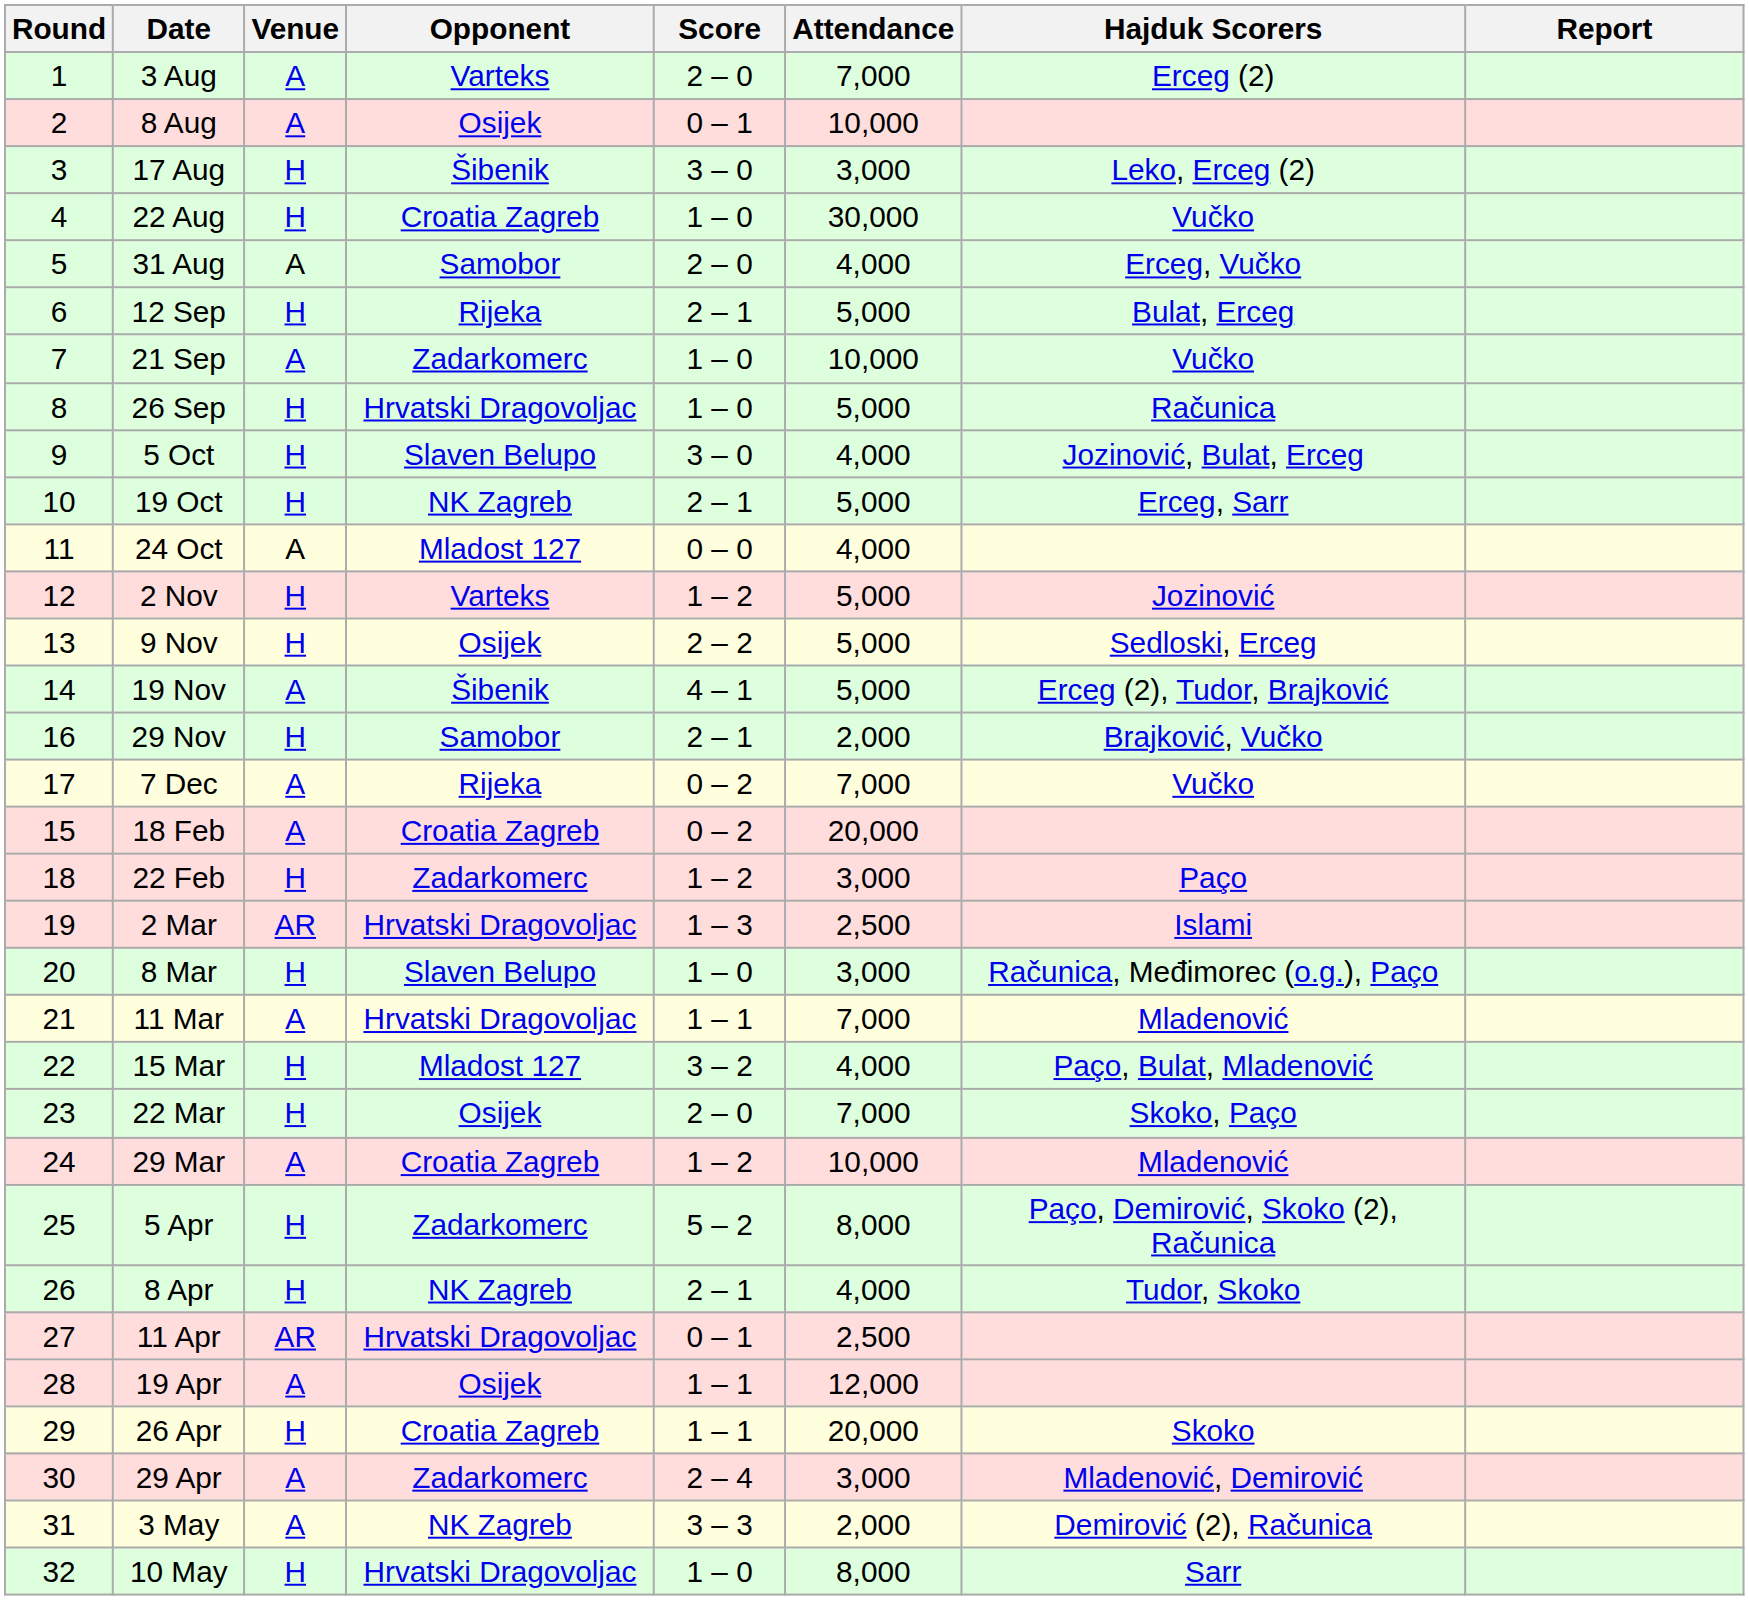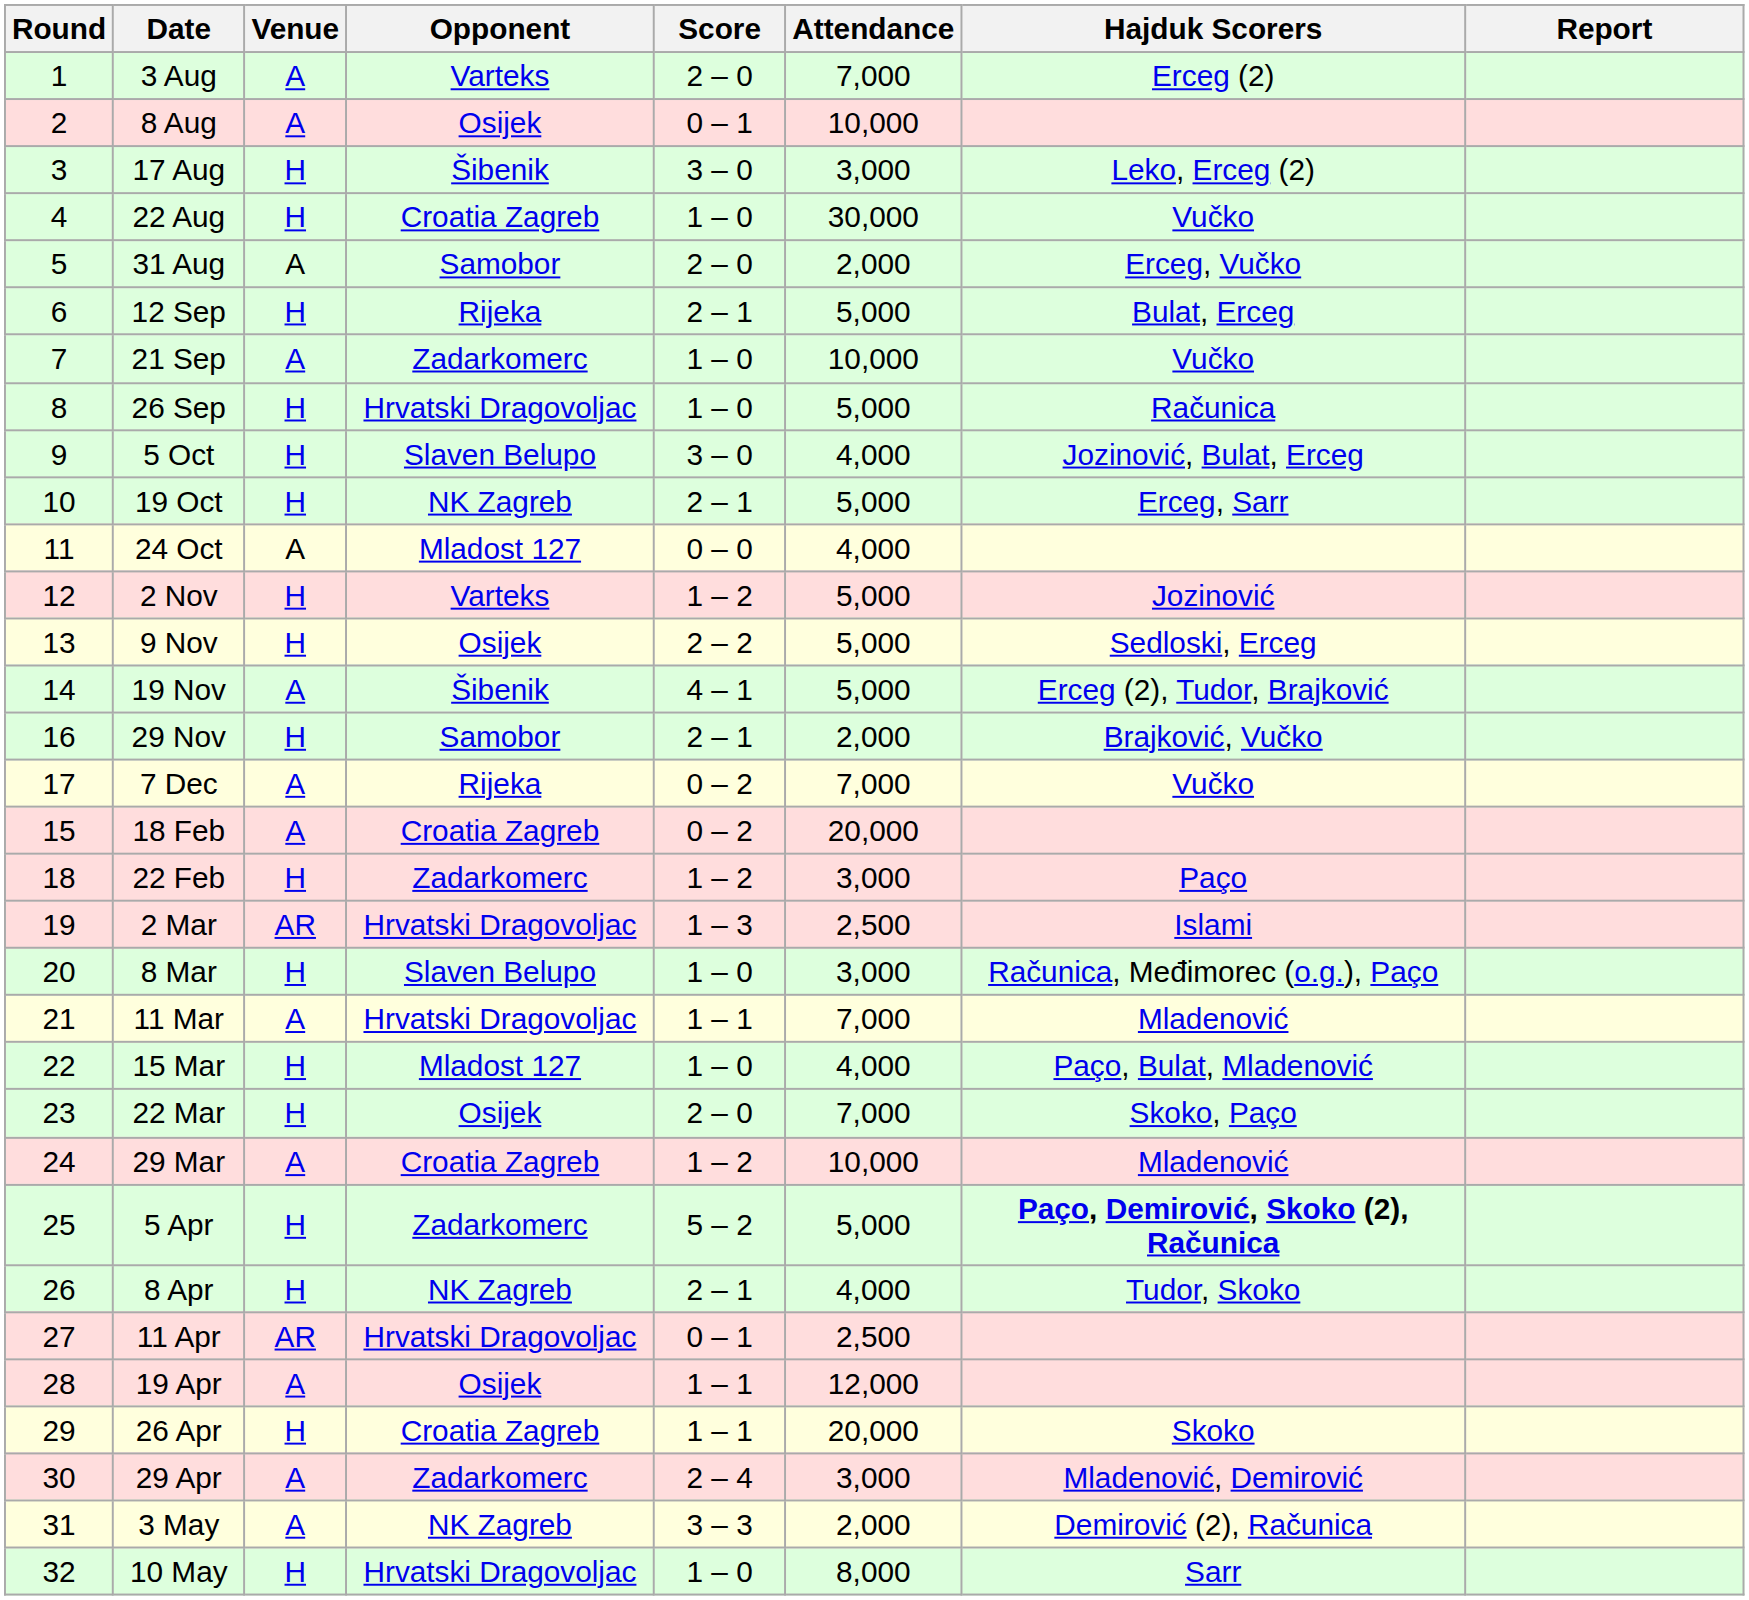(873, 265) 4,000 -> (873, 265) 2,000
(720, 1066) 3 – 2 -> (720, 1066) 1 – 0
(873, 1224) 8,000 -> (873, 1224) 5,000
(1213, 1224) normal -> (1213, 1224) bold
